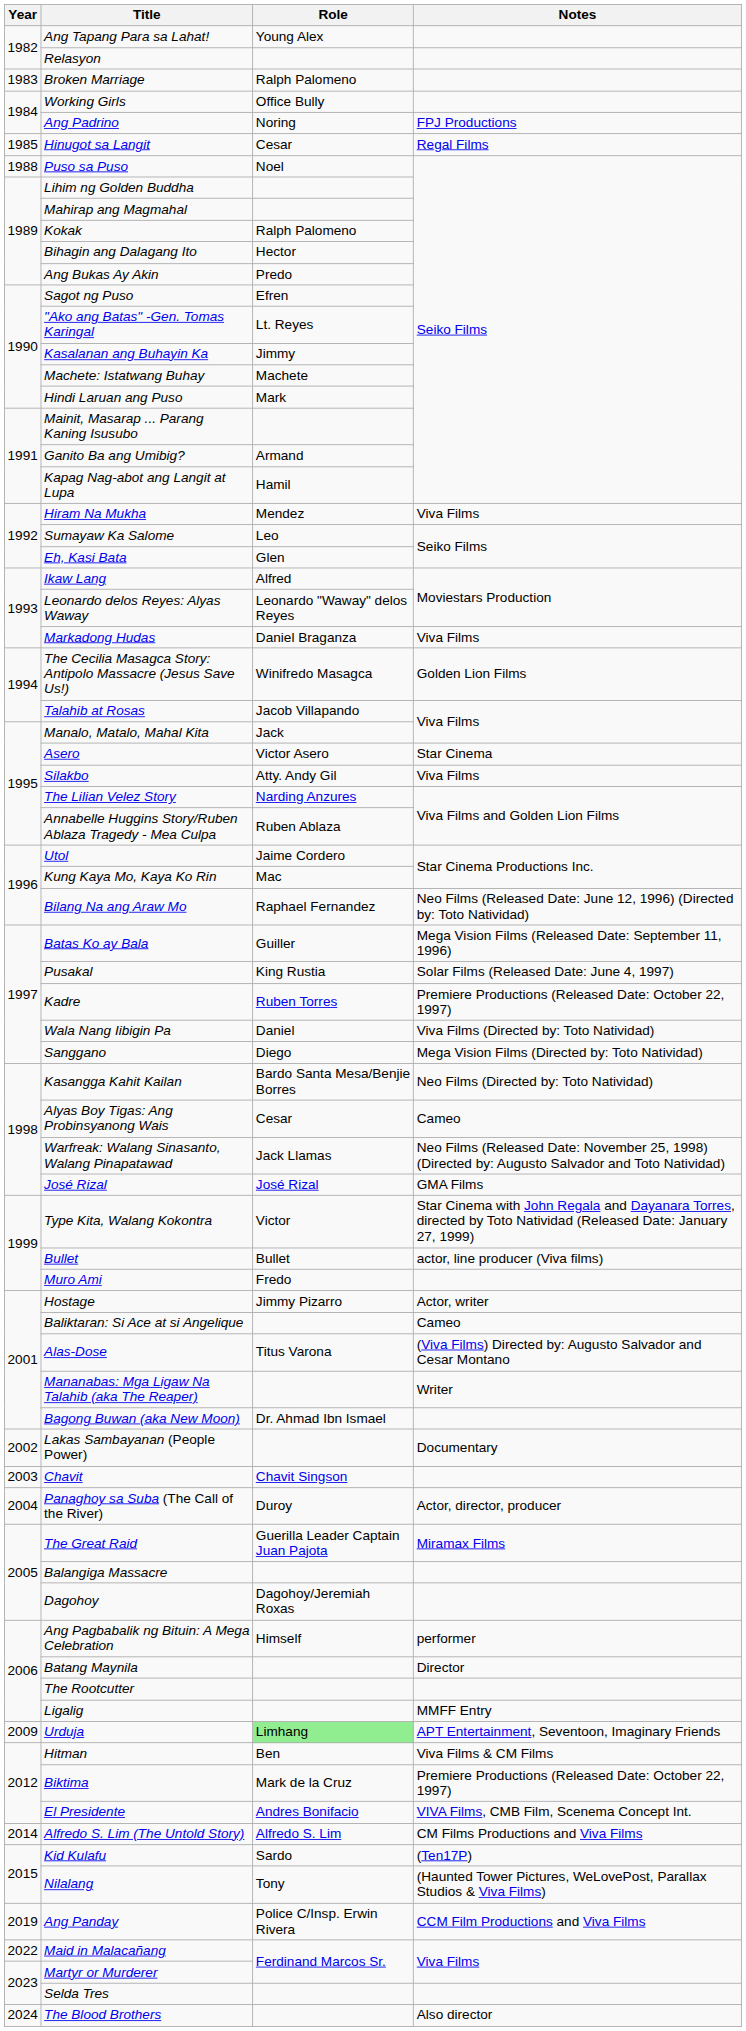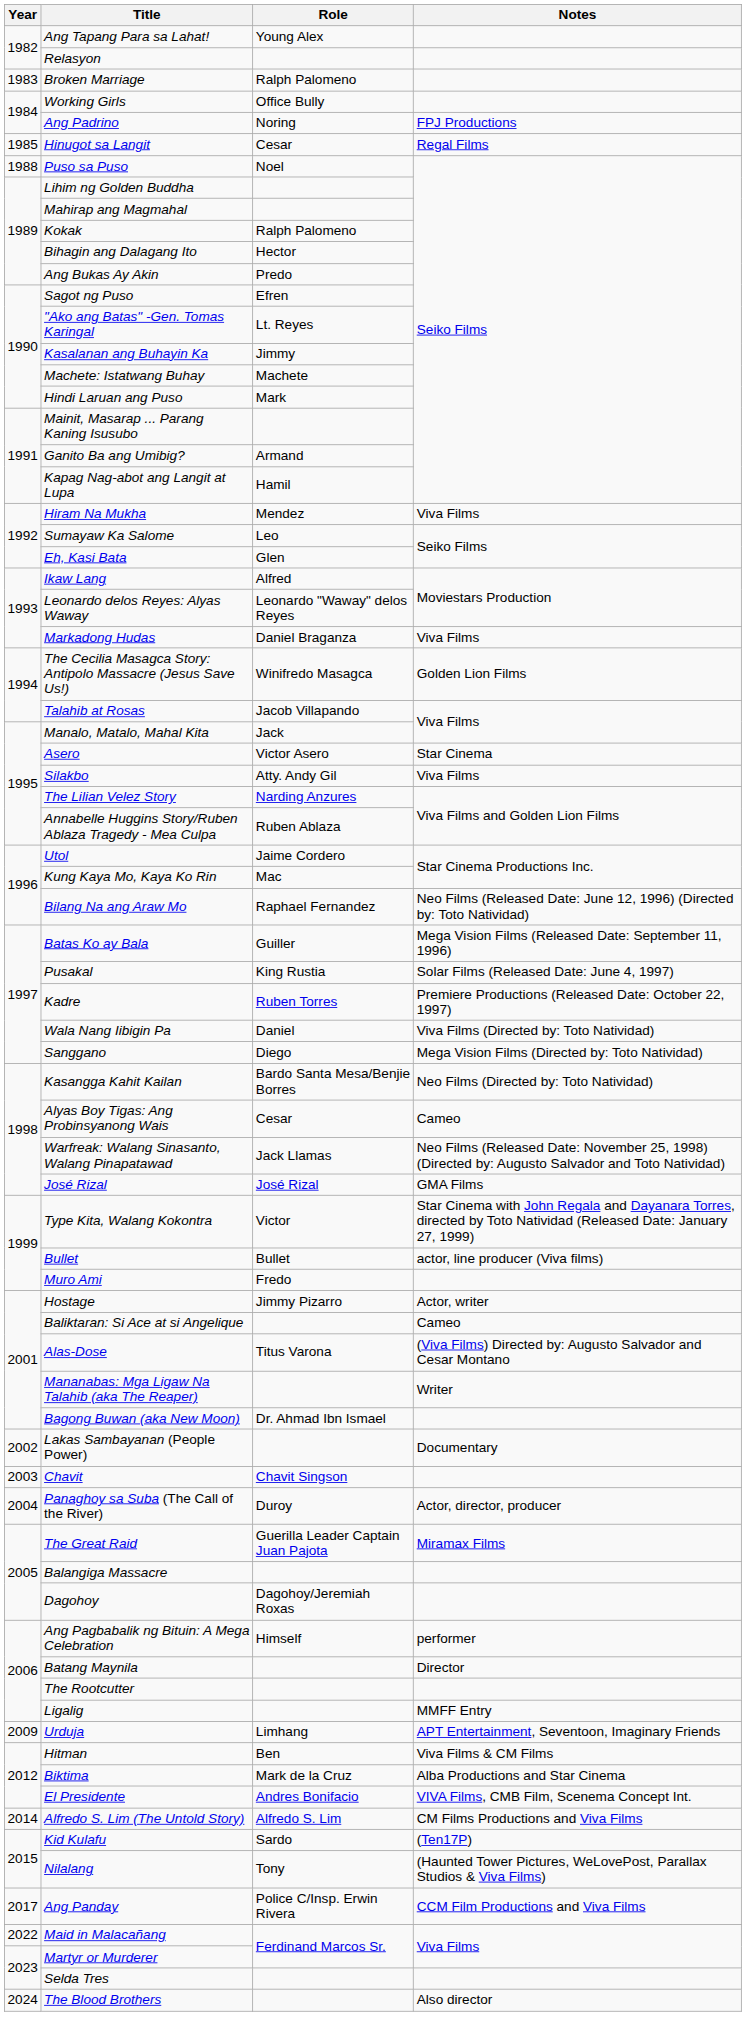(282, 1732) lightgreen background -> (282, 1732) no background
(571, 1783) Premiere Productions (Released Date: October 22, 1997) -> (521, 1775) Alba Productions and Star Cinema
(23, 1921) 2019 -> (23, 1906) 2017
